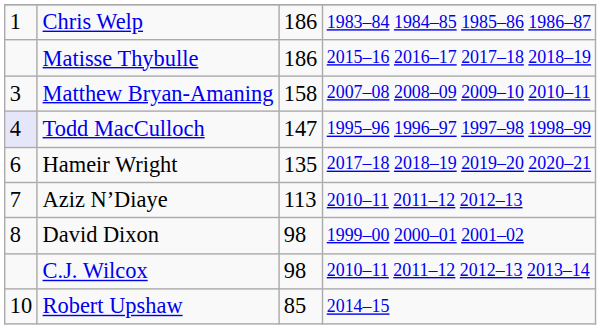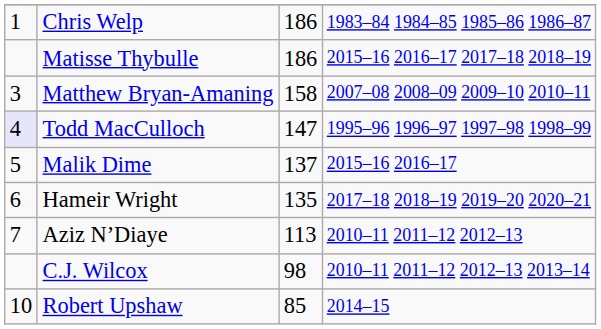+ row: (97, 164)
- row: (101, 235)
